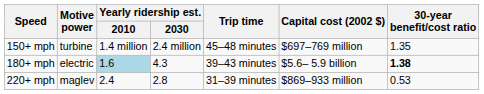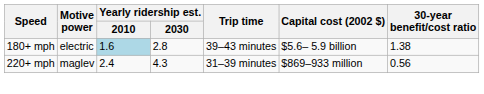- row: (31, 47)
(160, 64) 4.3 -> (160, 47) 2.8
(400, 64) bold -> (400, 47) normal
(160, 81) 2.8 -> (160, 64) 4.3
(400, 81) 0.53 -> (400, 64) 0.56
